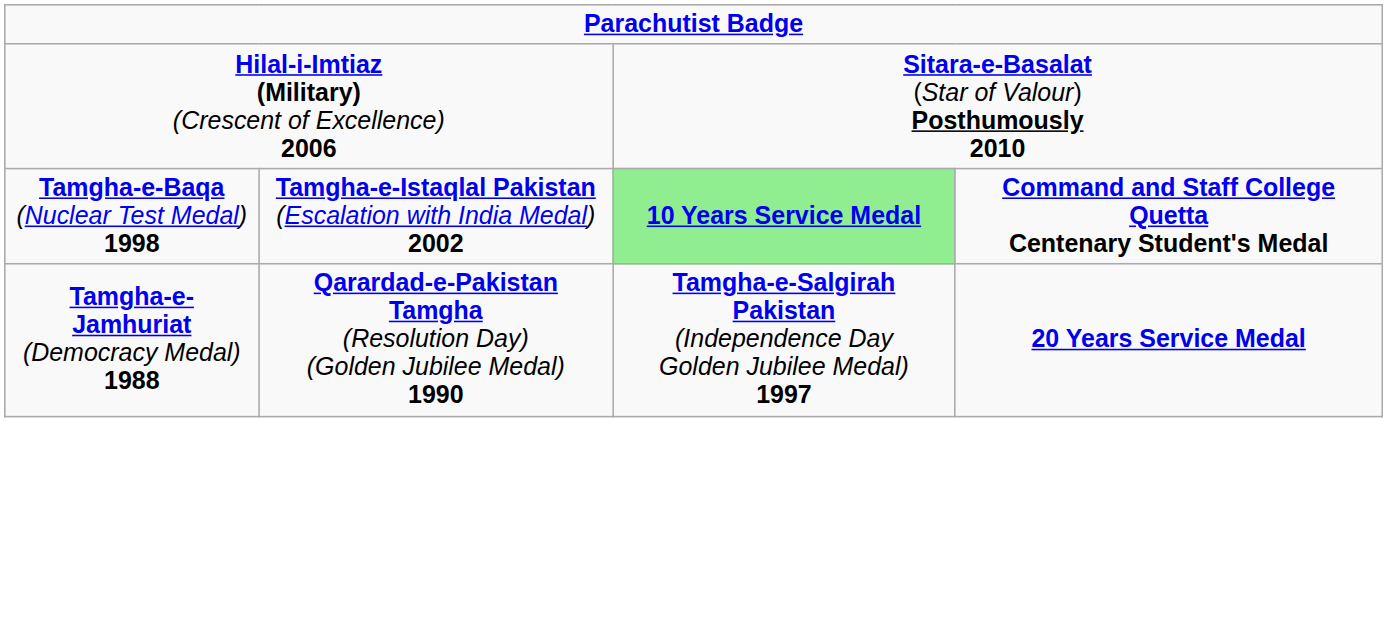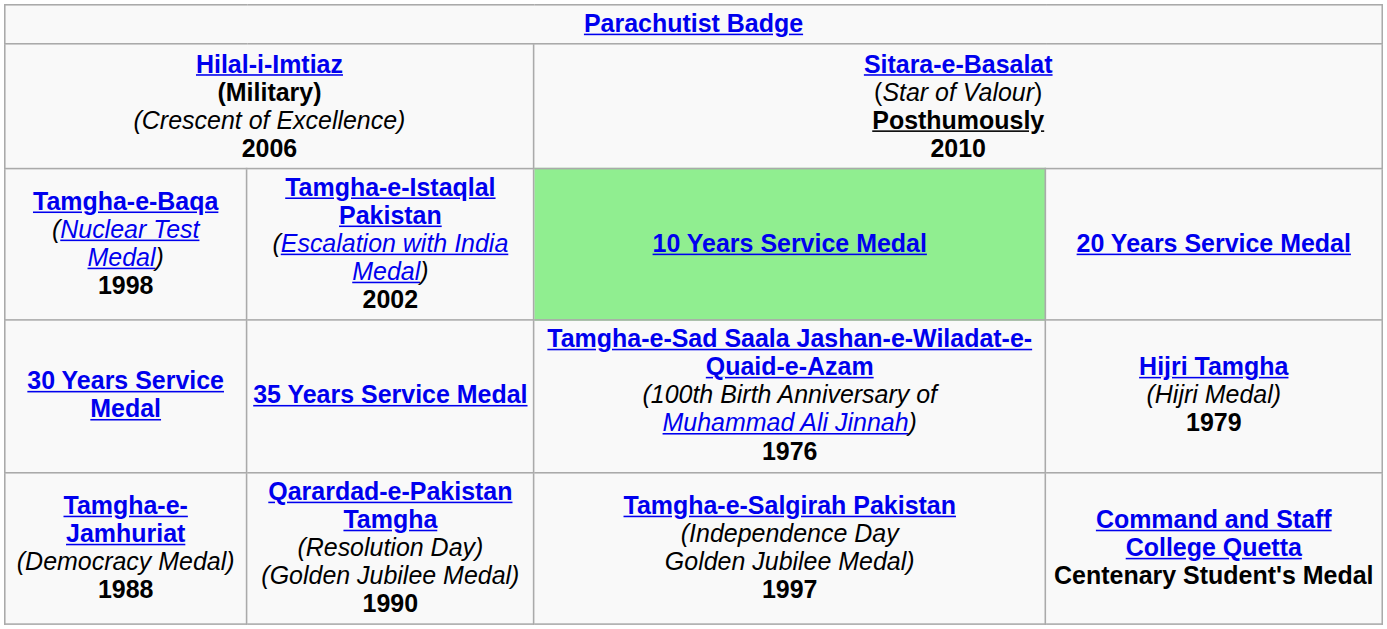(1169, 215) Command and Staff College Quetta Centenary Student's Medal -> (1214, 243) 20 Years Service Medal
+ row: (126, 395)
(1169, 339) 20 Years Service Medal -> (1214, 547) Command and Staff College Quetta Centenary Student's Medal
